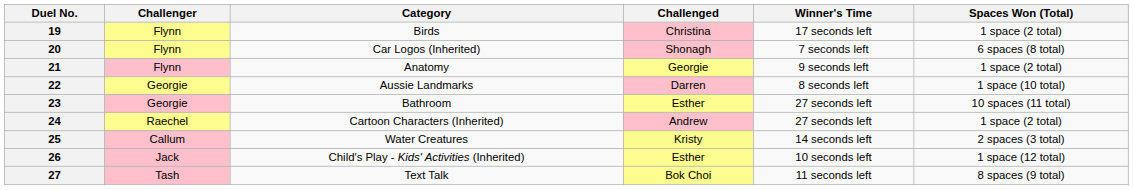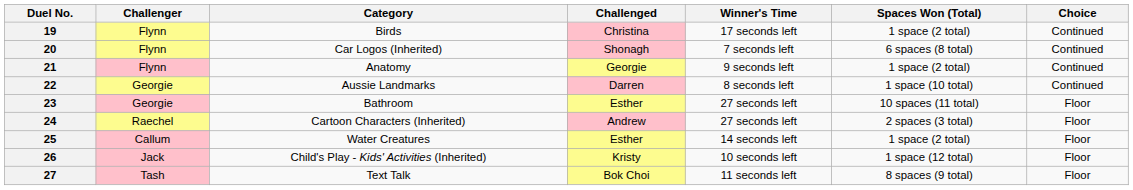+ column: (1078, 13)
(1021, 121) 1 space (2 total) -> (929, 121) 2 spaces (3 total)
(688, 139) Kristy -> (626, 139) Esther
(1021, 139) 2 spaces (3 total) -> (929, 139) 1 space (2 total)
(688, 157) Esther -> (626, 157) Kristy
